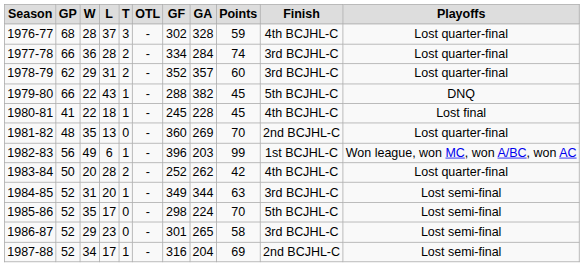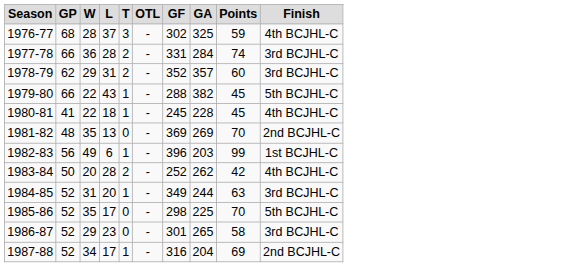- column: (461, 14)
(203, 34) 328 -> (203, 34) 325
(176, 53) 334 -> (176, 53) 331
(176, 133) 360 -> (176, 133) 369
(203, 192) 344 -> (203, 192) 244
(203, 212) 224 -> (203, 212) 225
